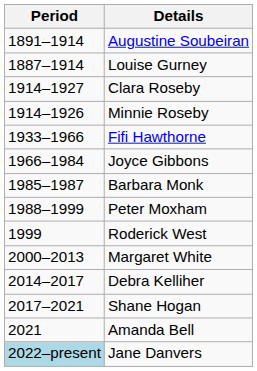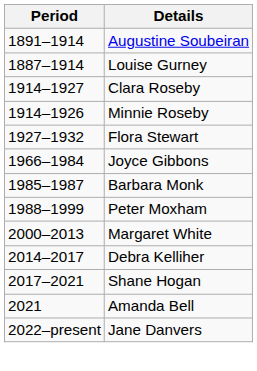+ row: (153, 137)
- row: (157, 137)
- row: (157, 233)
(54, 354) lightblue background -> (54, 329) no background
